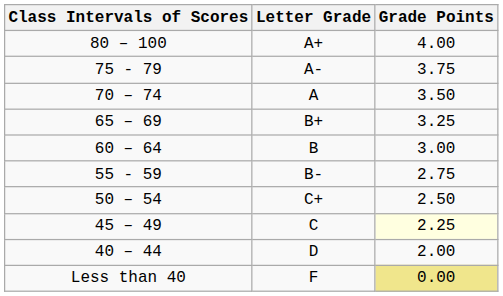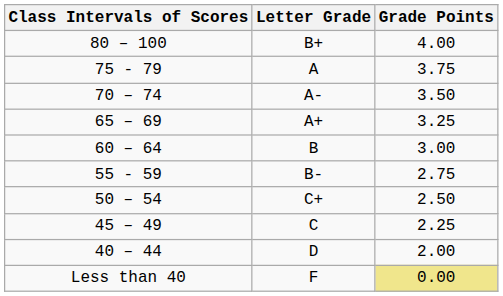(314, 44) A+ -> (314, 44) B+
(314, 70) A- -> (314, 70) A
(314, 96) A -> (314, 96) A-
(314, 122) B+ -> (314, 122) A+
(436, 226) lightyellow background -> (436, 226) no background
